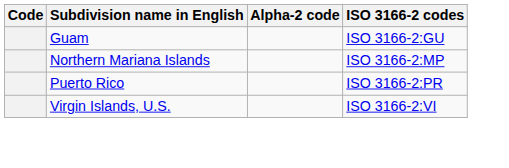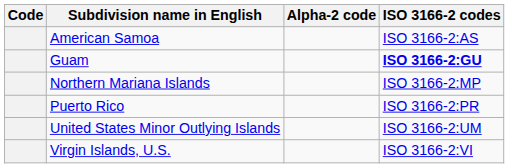+ row: (105, 38)
(395, 38) normal -> (432, 60) bold
+ row: (165, 128)
